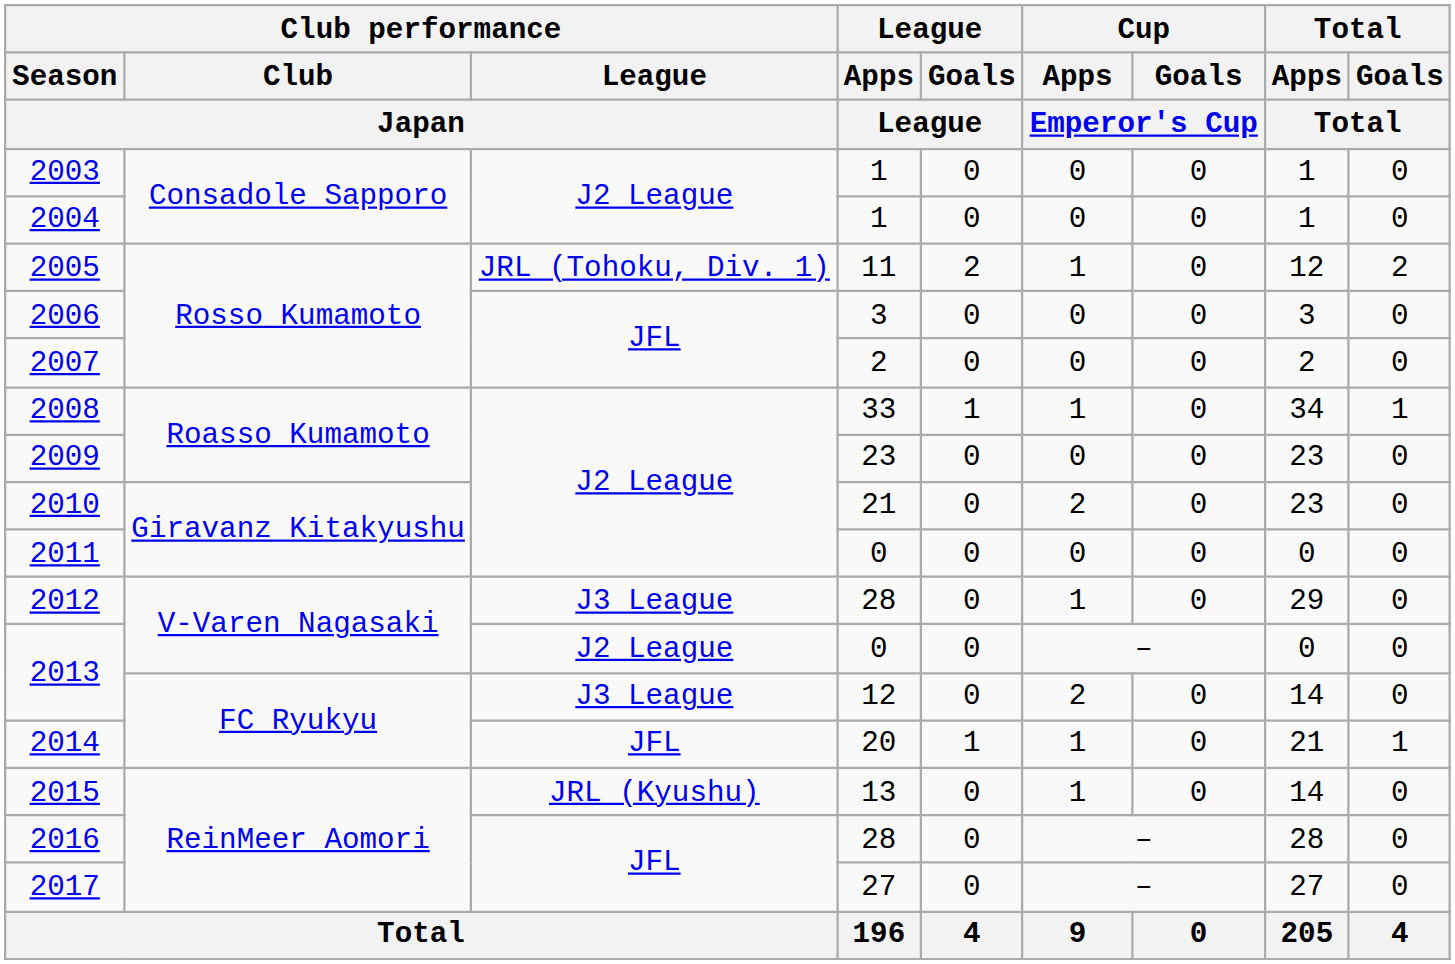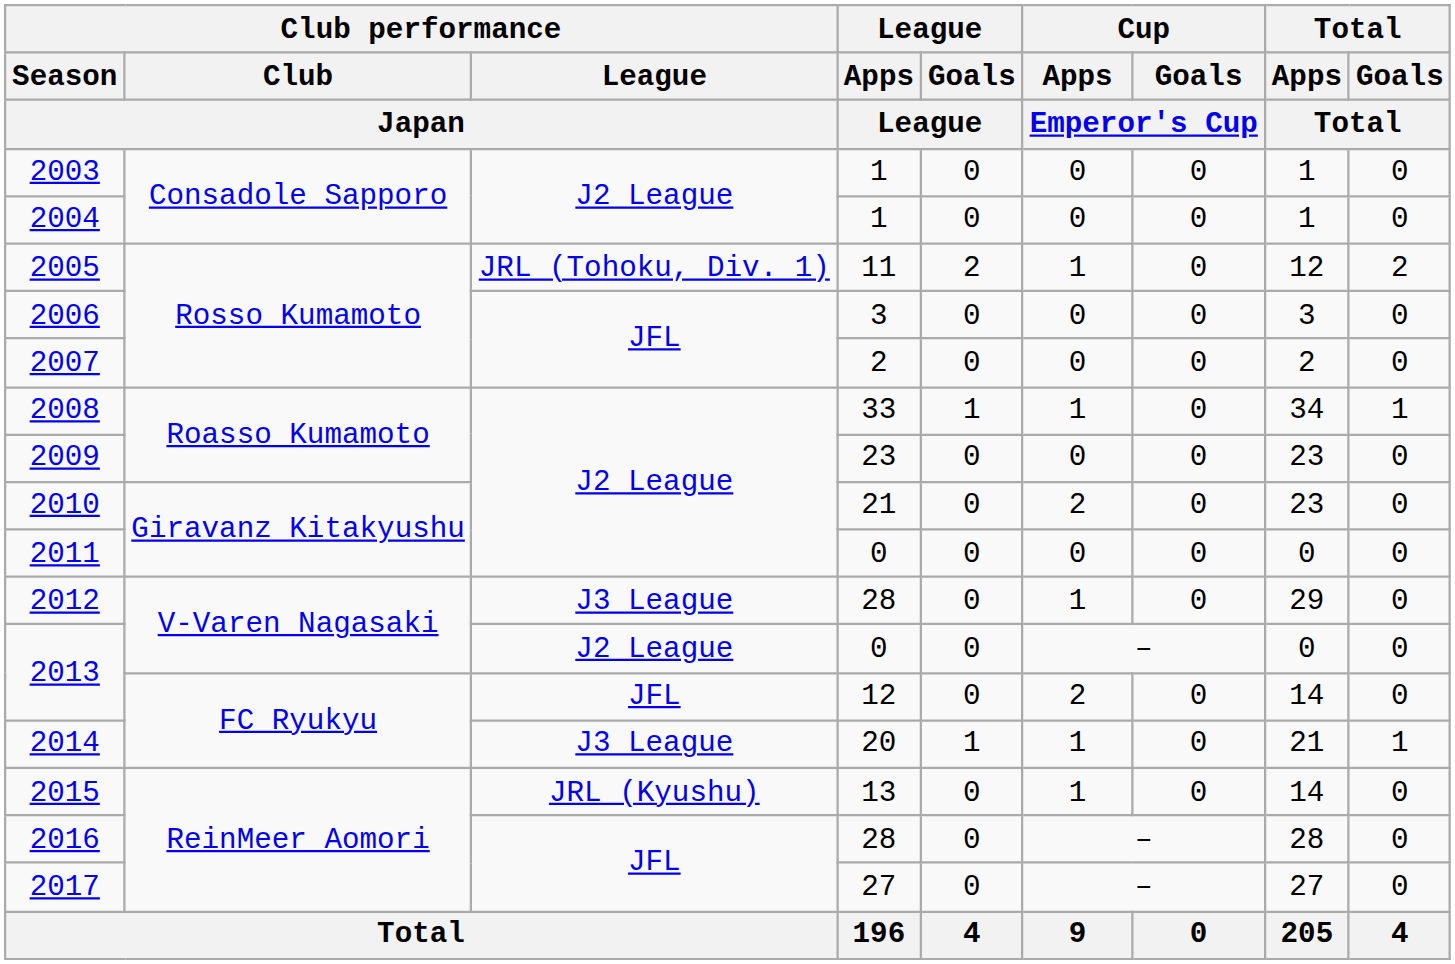(654, 696) J3 League -> (654, 696) JFL
(654, 744) JFL -> (654, 744) J3 League
